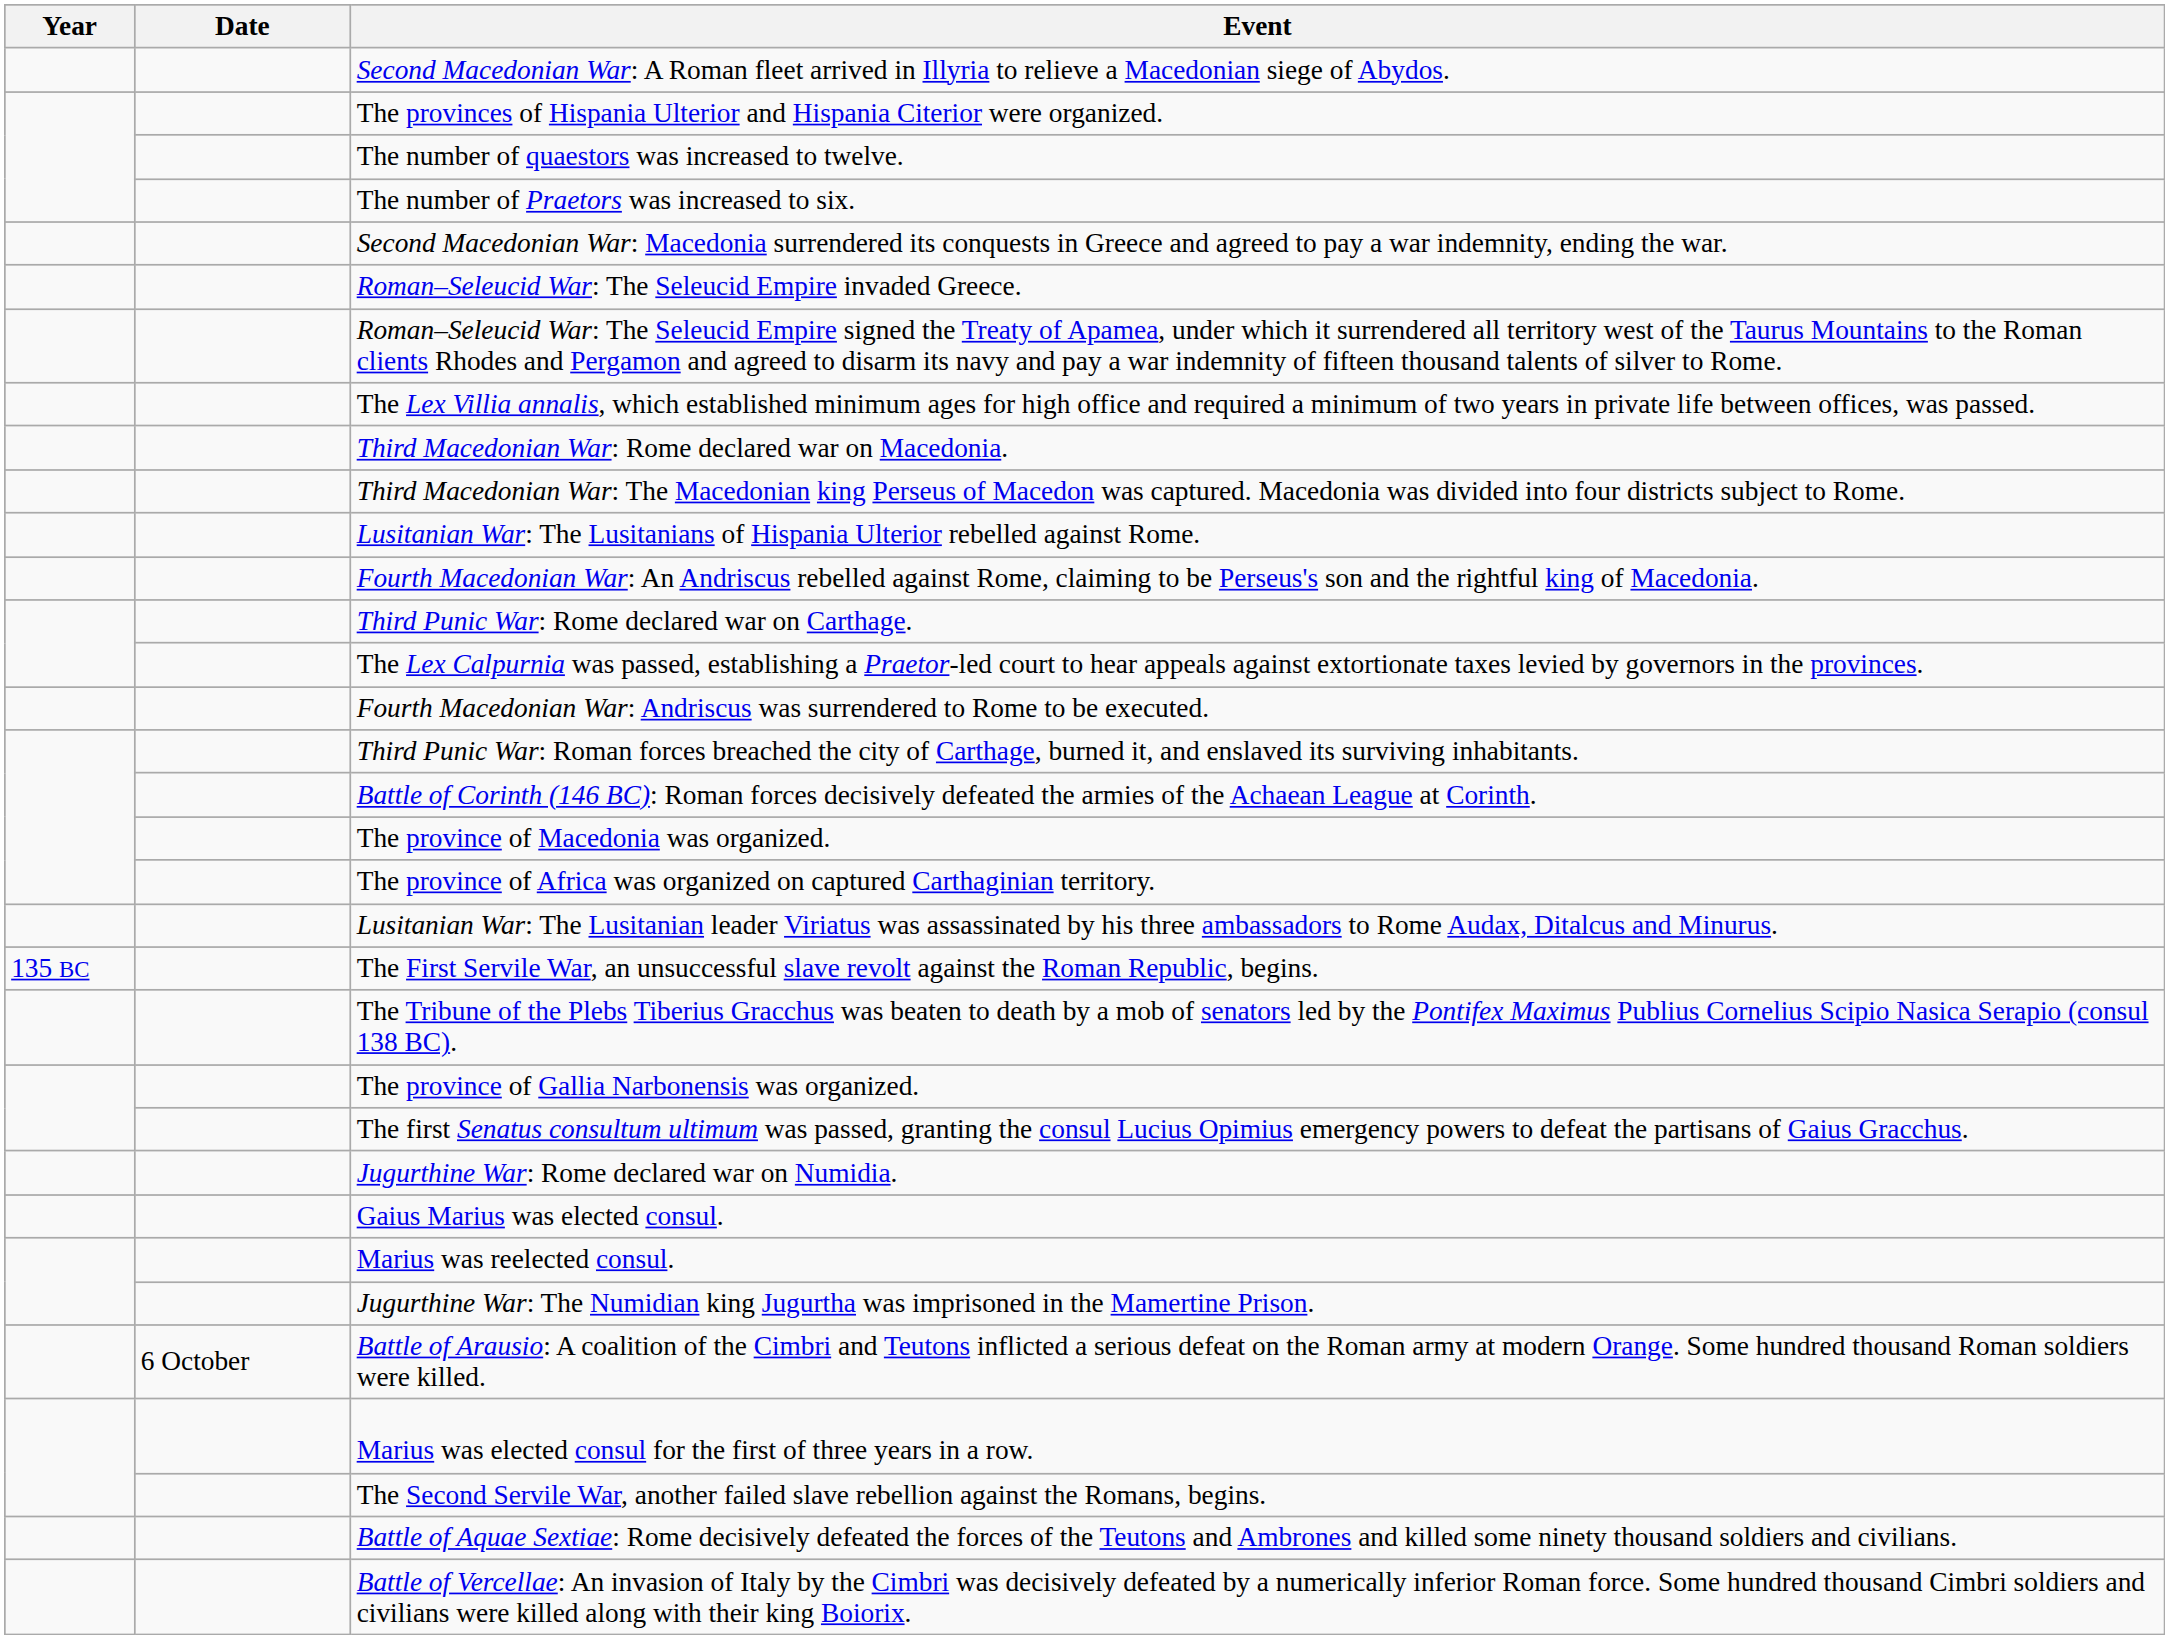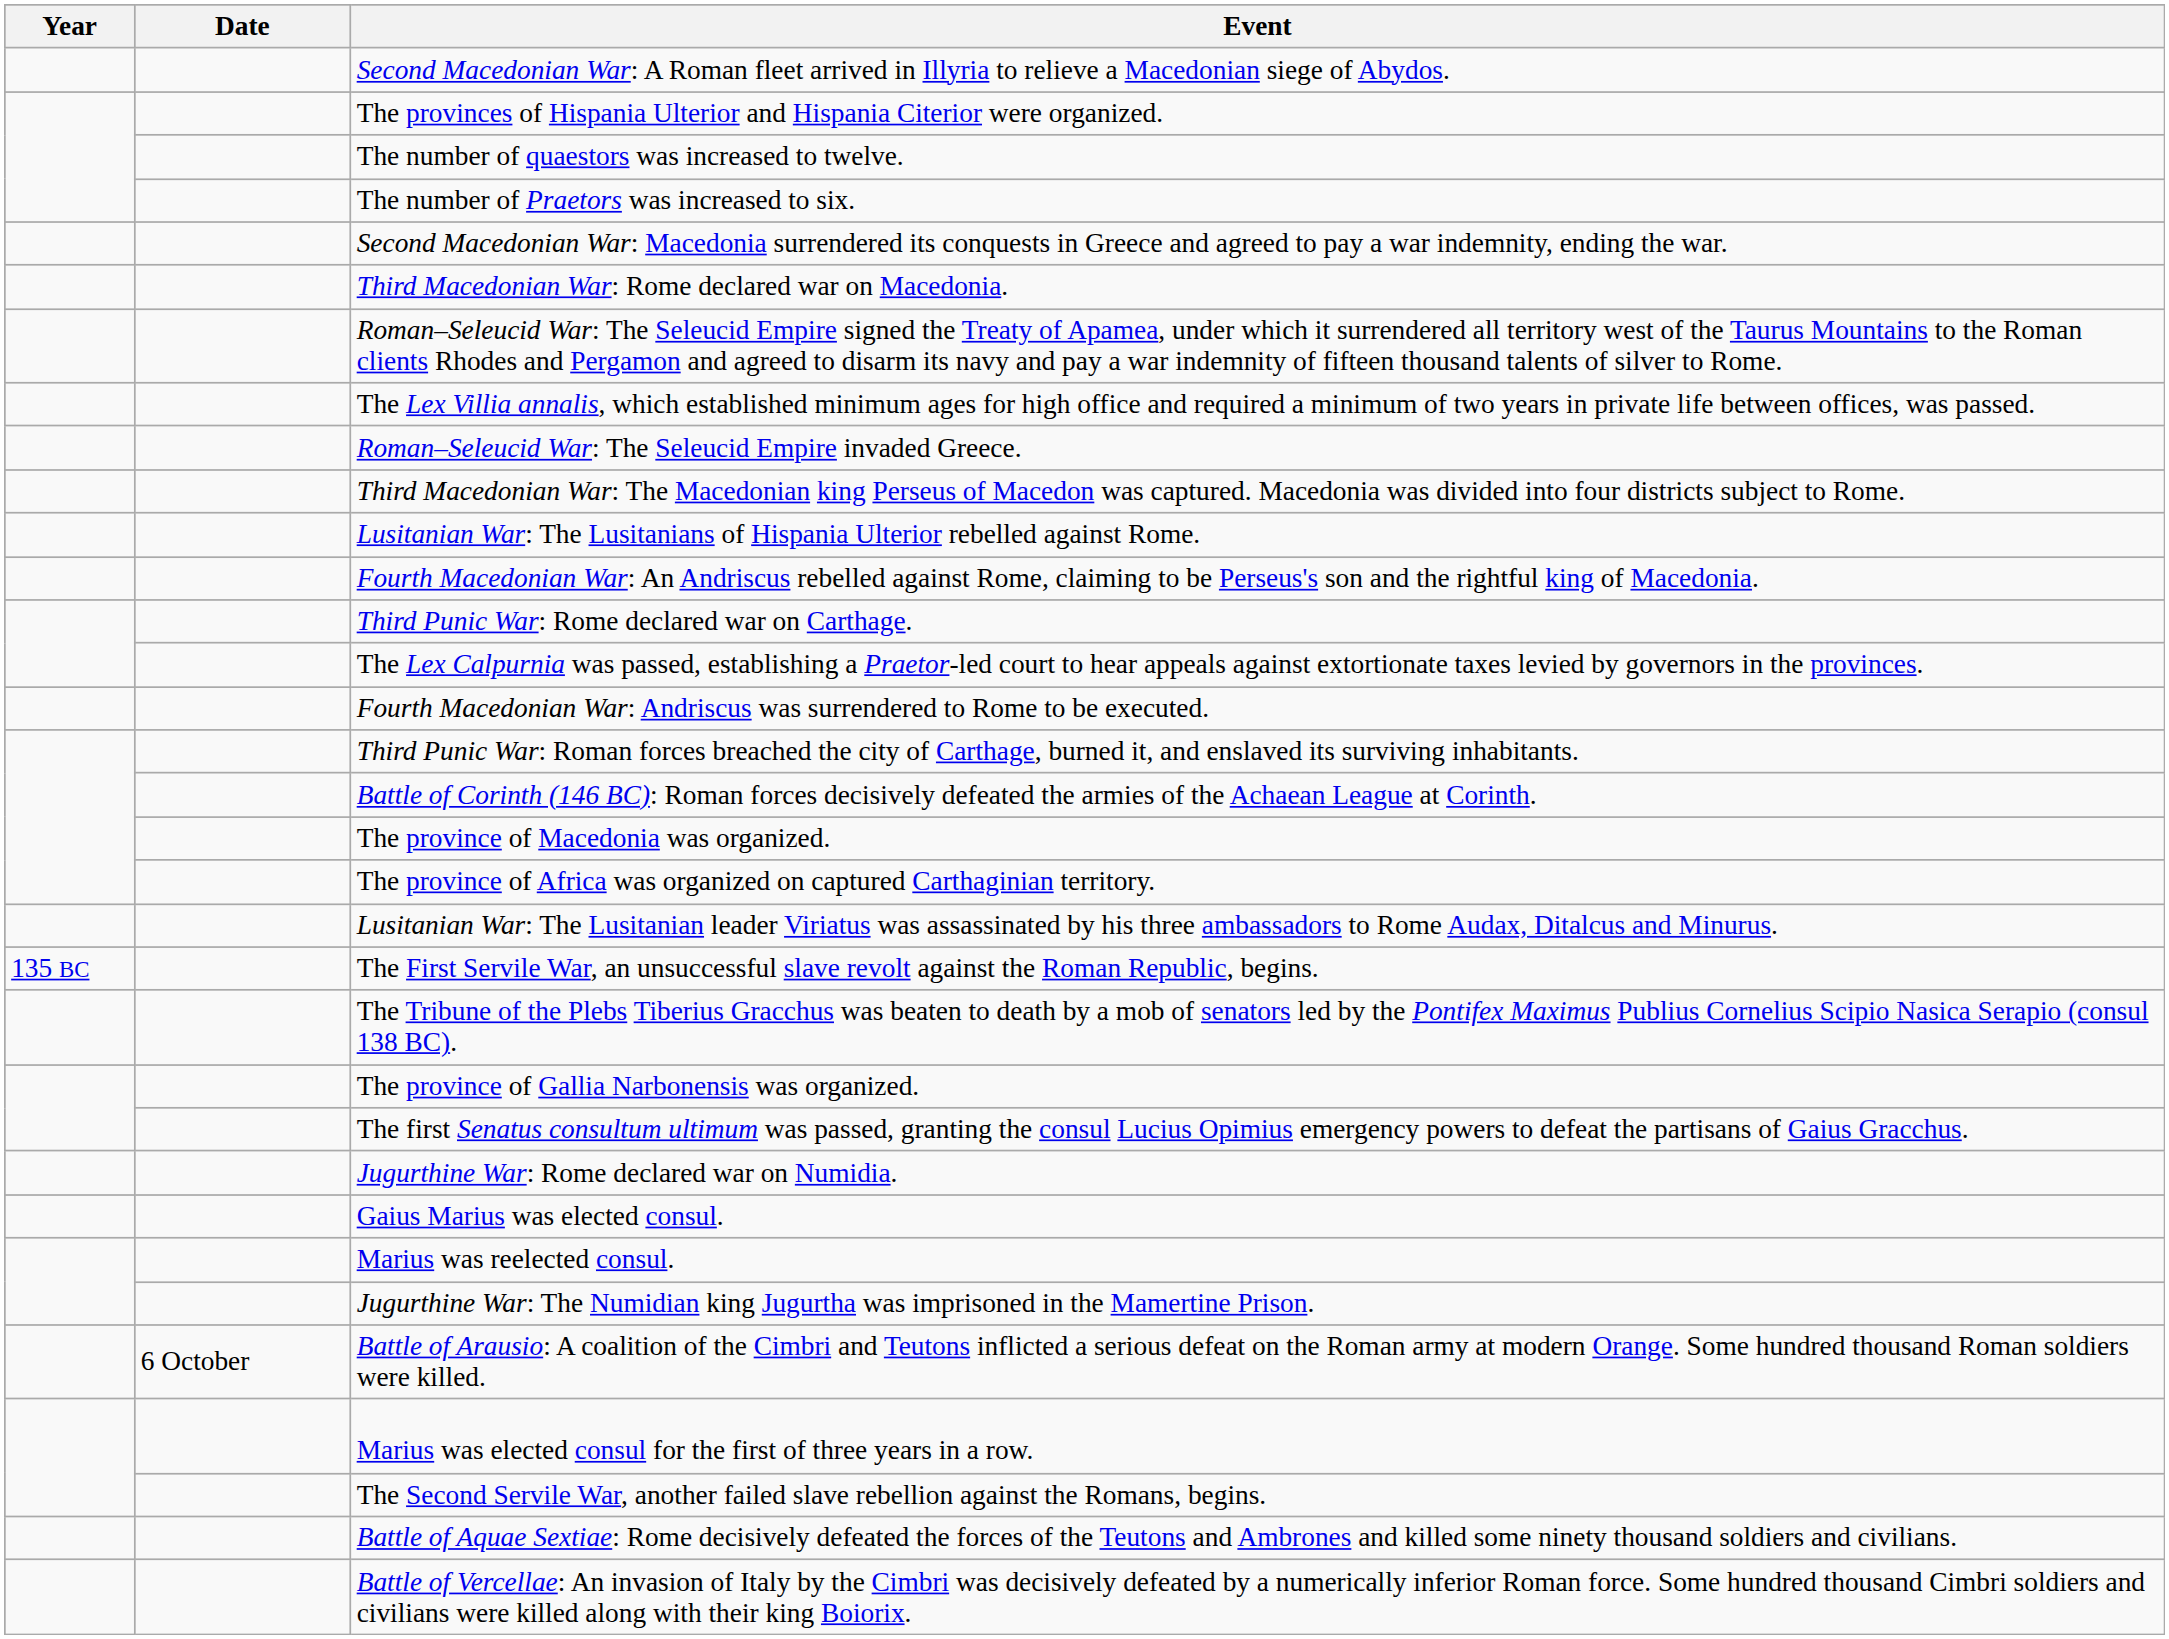rows swapped: (689, 286) <-> (682, 447)
